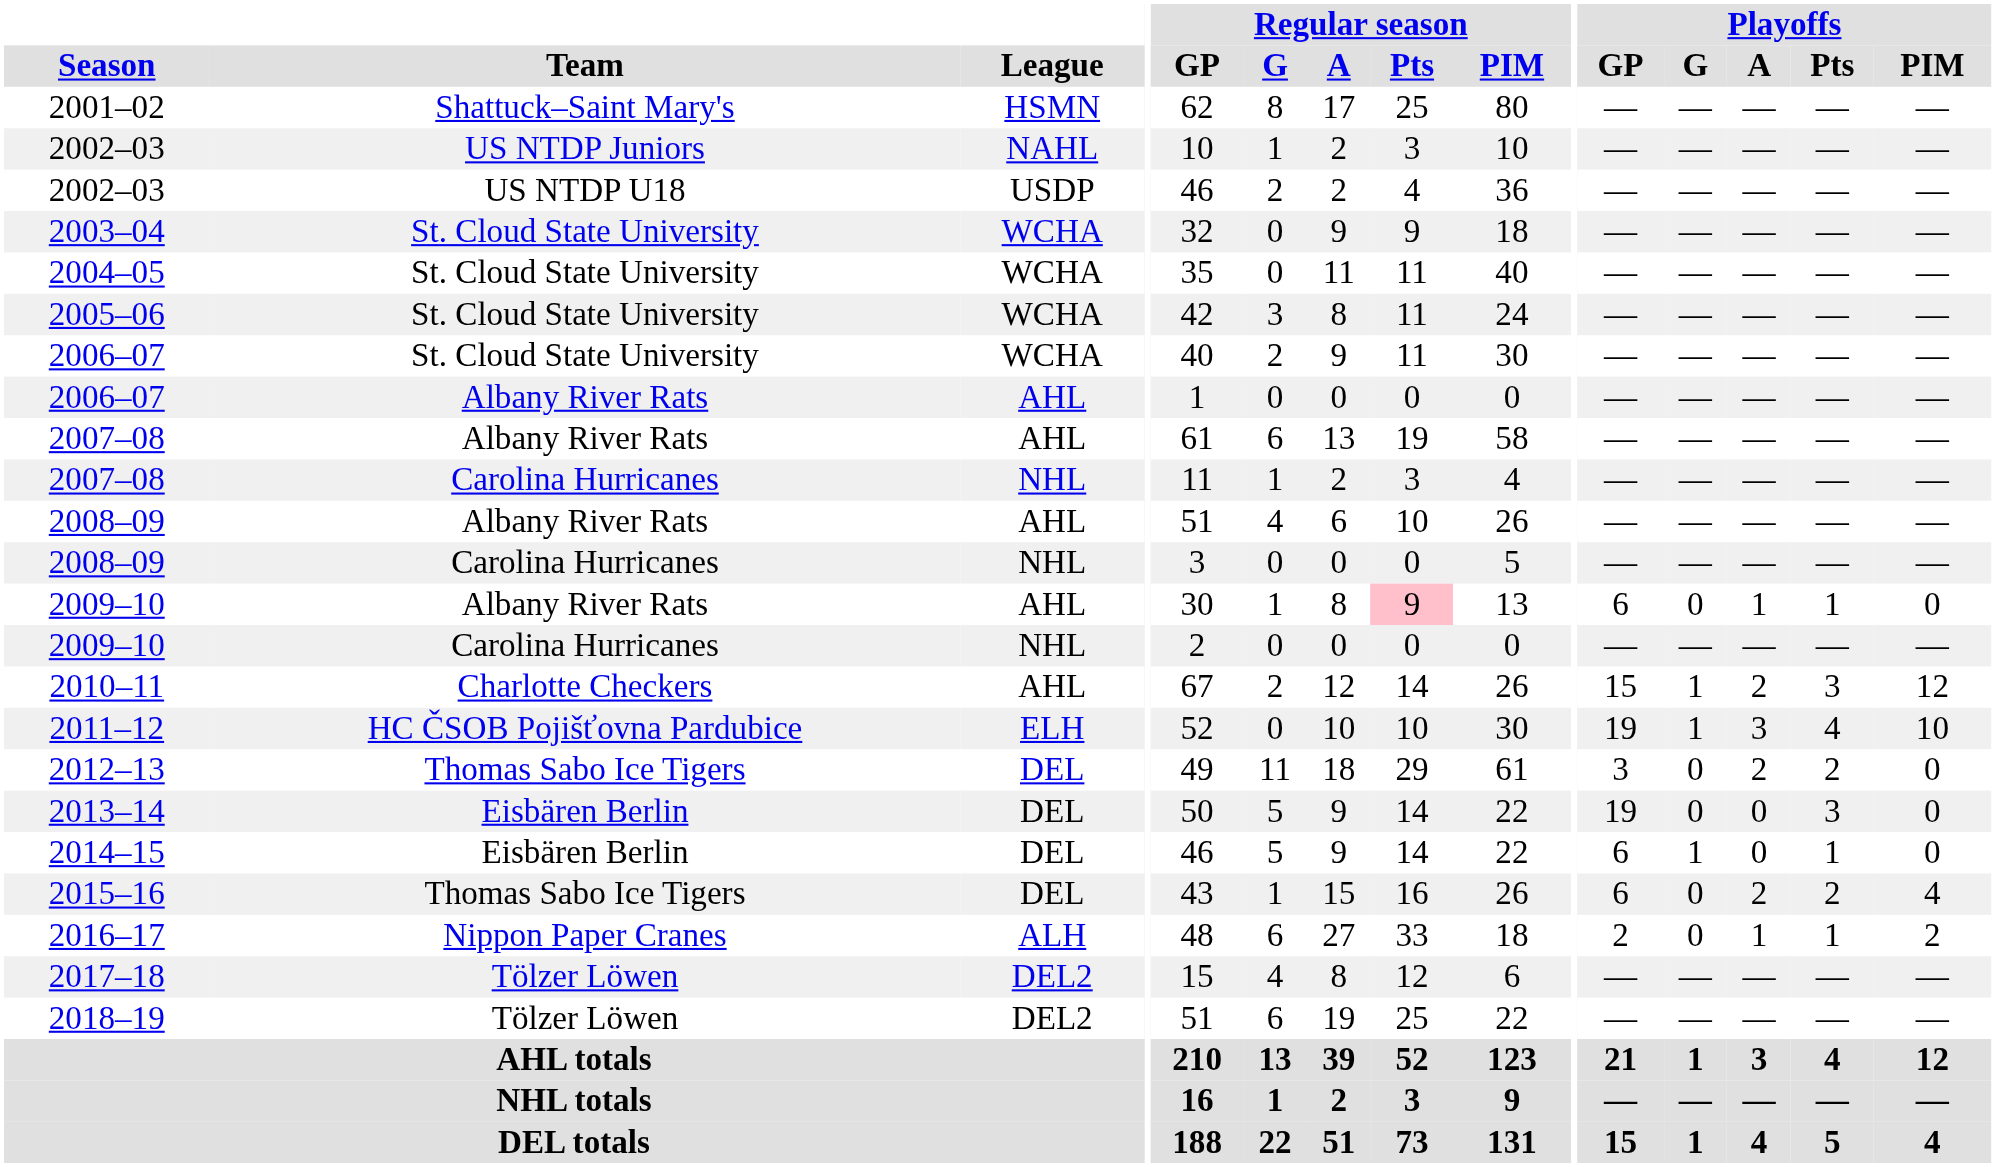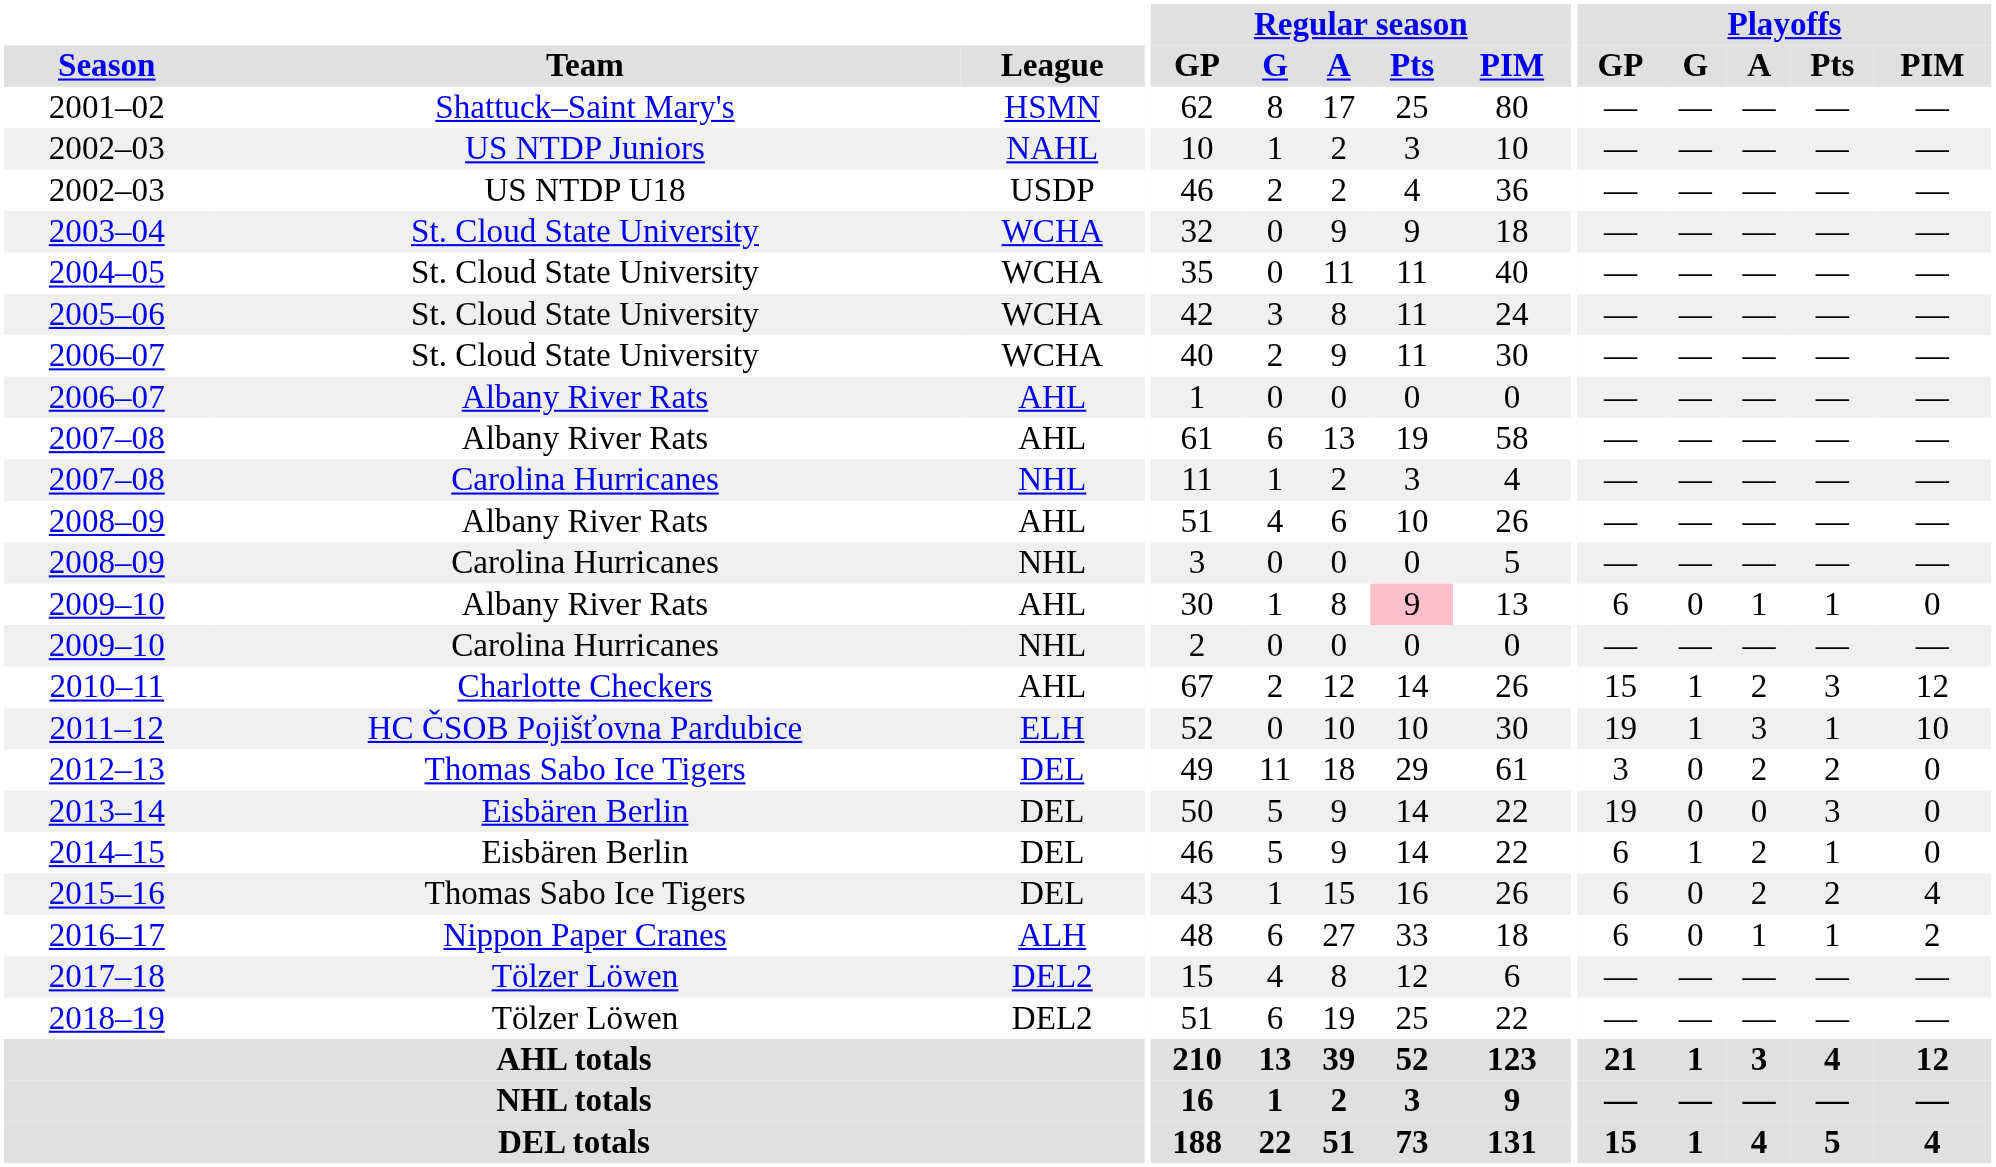(1832, 727) 4 -> (1832, 727) 1
(1759, 852) 0 -> (1759, 852) 2
(1621, 934) 2 -> (1621, 934) 6
